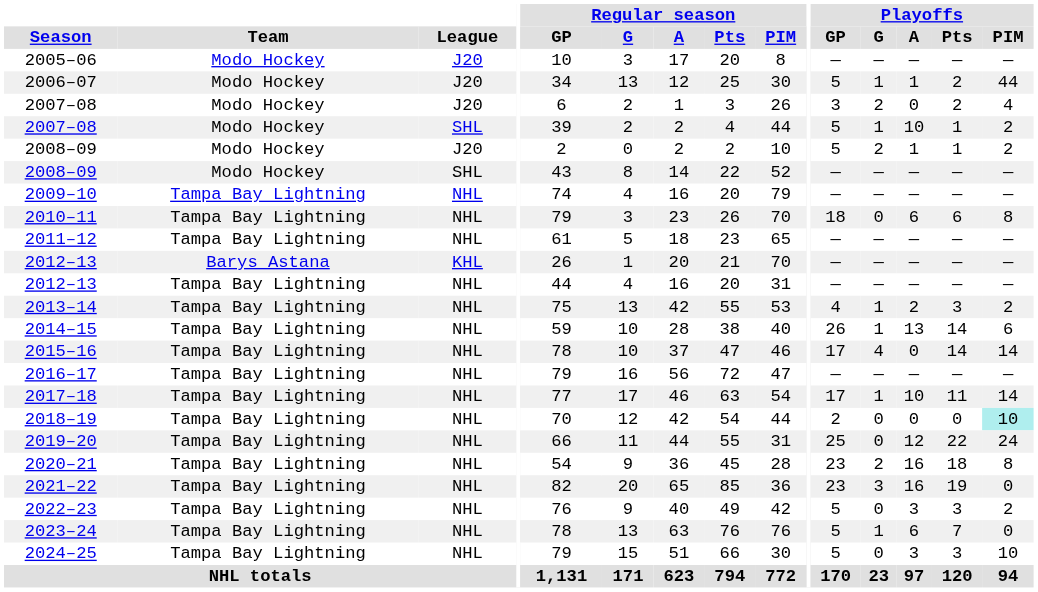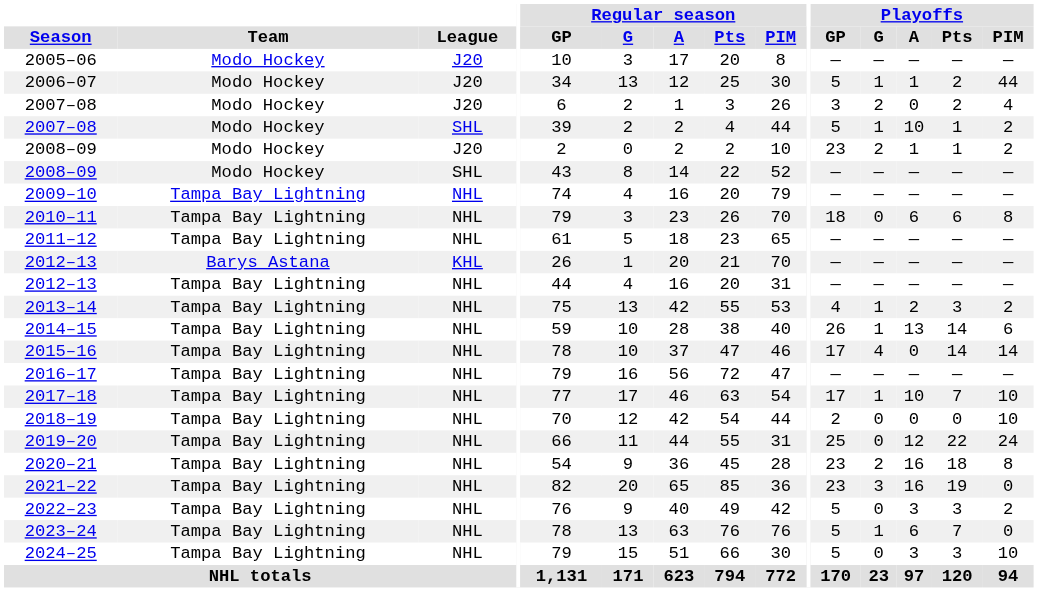(836, 150) 5 -> (836, 150) 23
(957, 397) 11 -> (957, 397) 7
(1008, 397) 14 -> (1008, 397) 10
(1008, 419) paleturquoise background -> (1008, 419) no background
